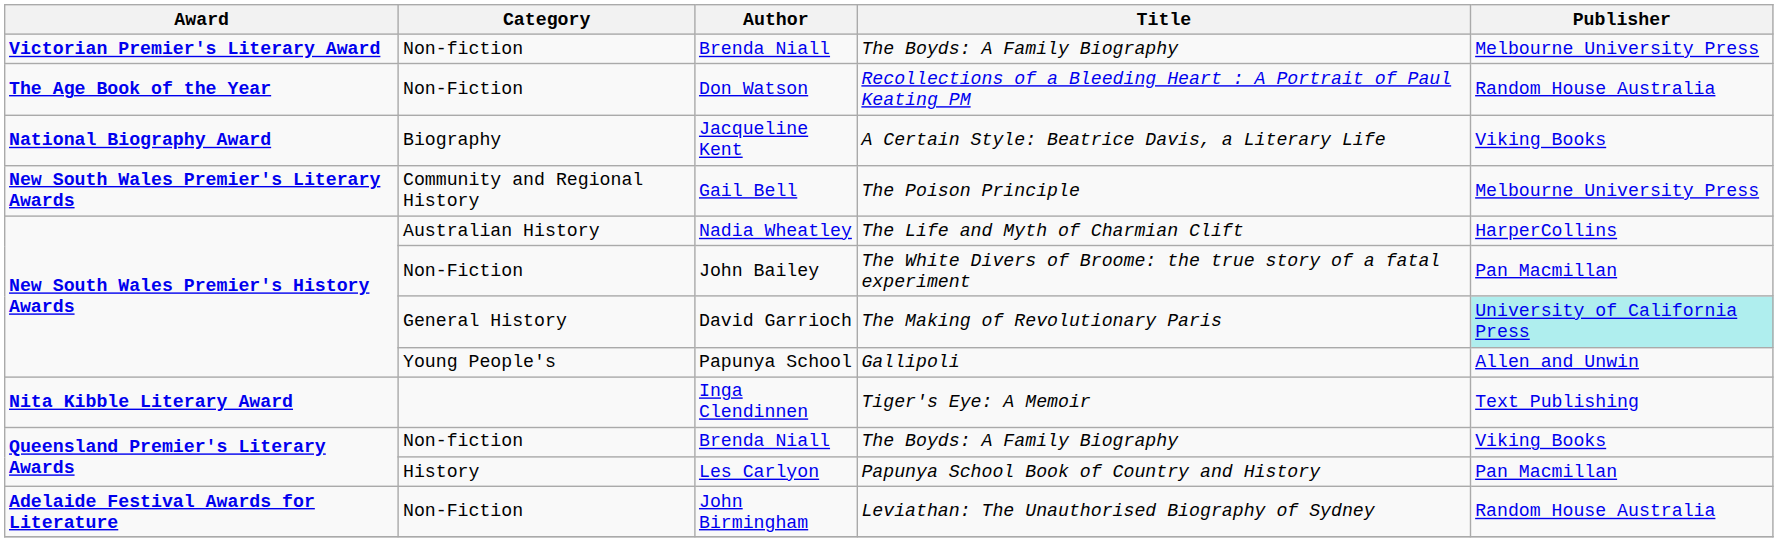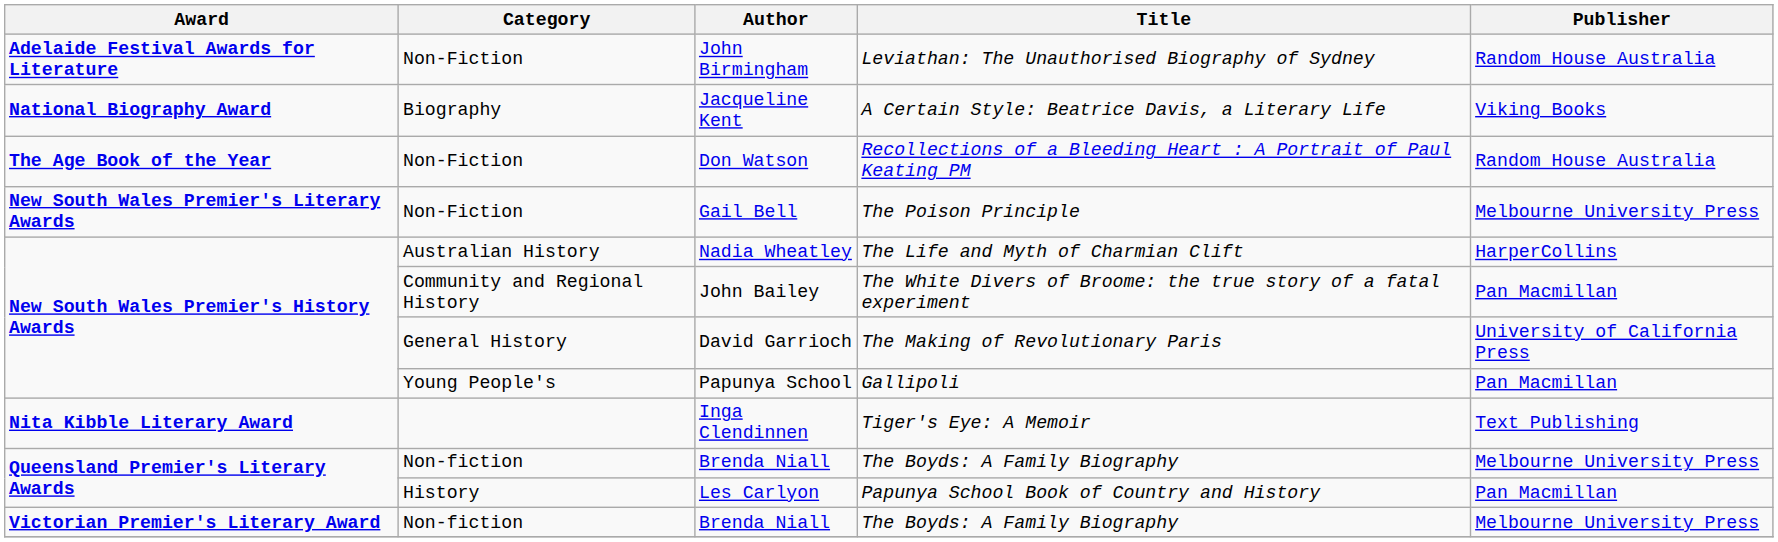rows swapped: (162, 512) <-> (195, 49)
rows swapped: (140, 89) <-> (140, 140)
(523, 191) Community and Regional History -> (463, 212) Non-Fiction
(463, 271) Non-Fiction -> (523, 292) Community and Regional History
(1606, 322) paleturquoise background -> (1606, 343) no background
(1557, 362) Allen and Unwin -> (1546, 383) Pan Macmillan
(1541, 442) Viking Books -> (1617, 463) Melbourne University Press
